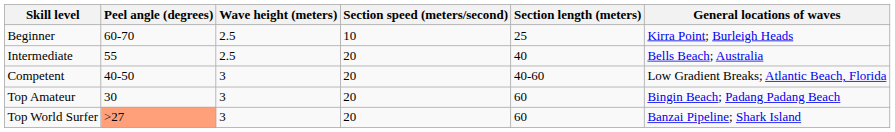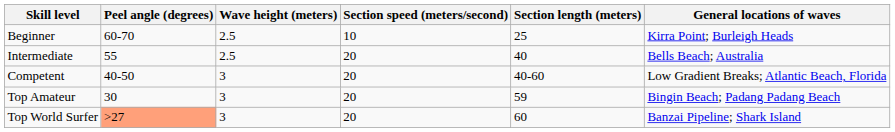(521, 96) 60 -> (521, 96) 59
